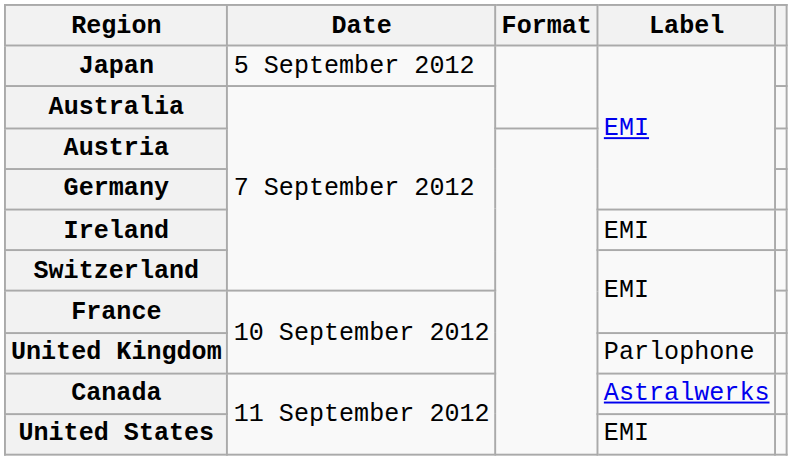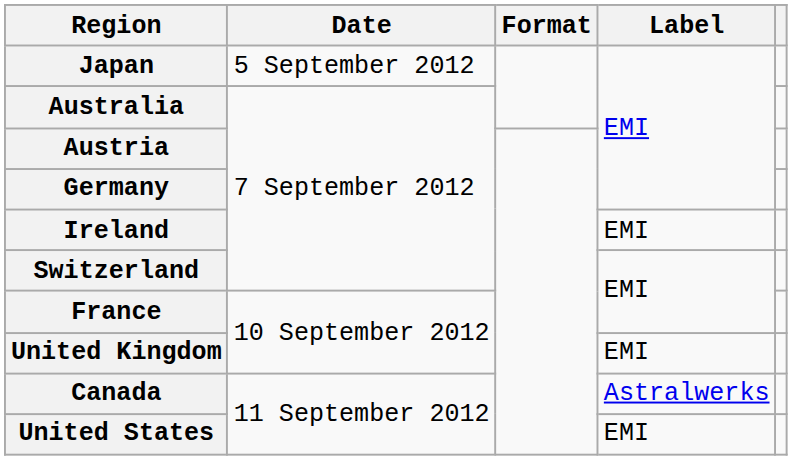(679, 353) Parlophone -> (626, 353) EMI
